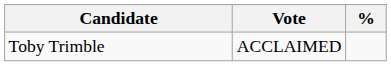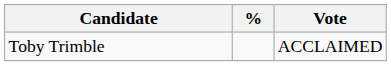columns swapped: (289, 18) <-> (366, 18)
